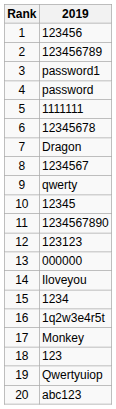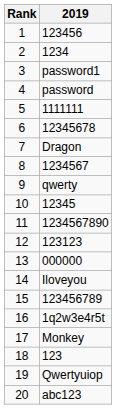(72, 52) 123456789 -> (55, 52) 1234
(55, 299) 1234 -> (72, 299) 123456789
